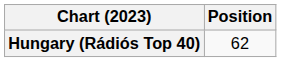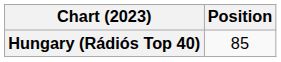(240, 43) 62 -> (240, 43) 85
